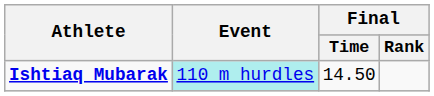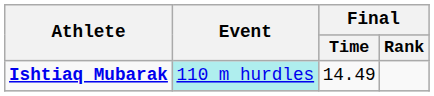(349, 75) 14.50 -> (349, 75) 14.49
